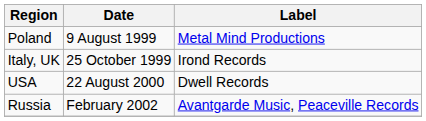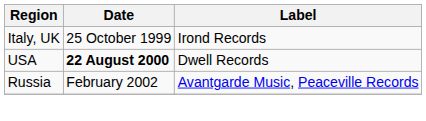- row: (30, 37)
(115, 82) normal -> (118, 60) bold
